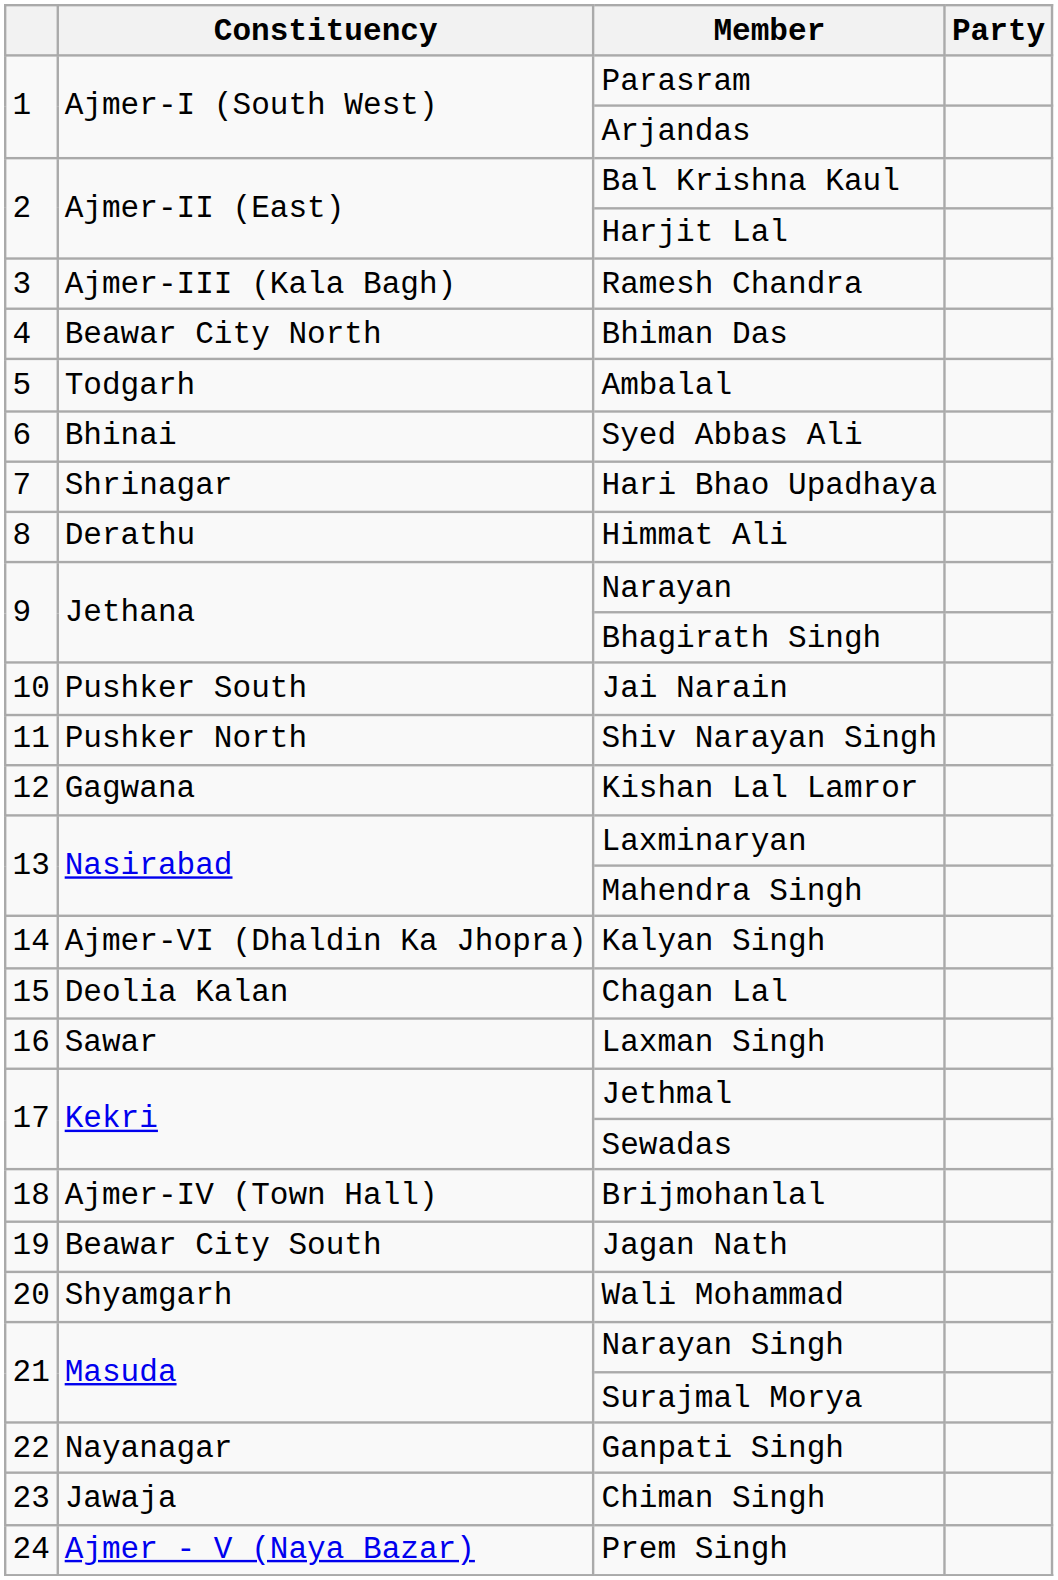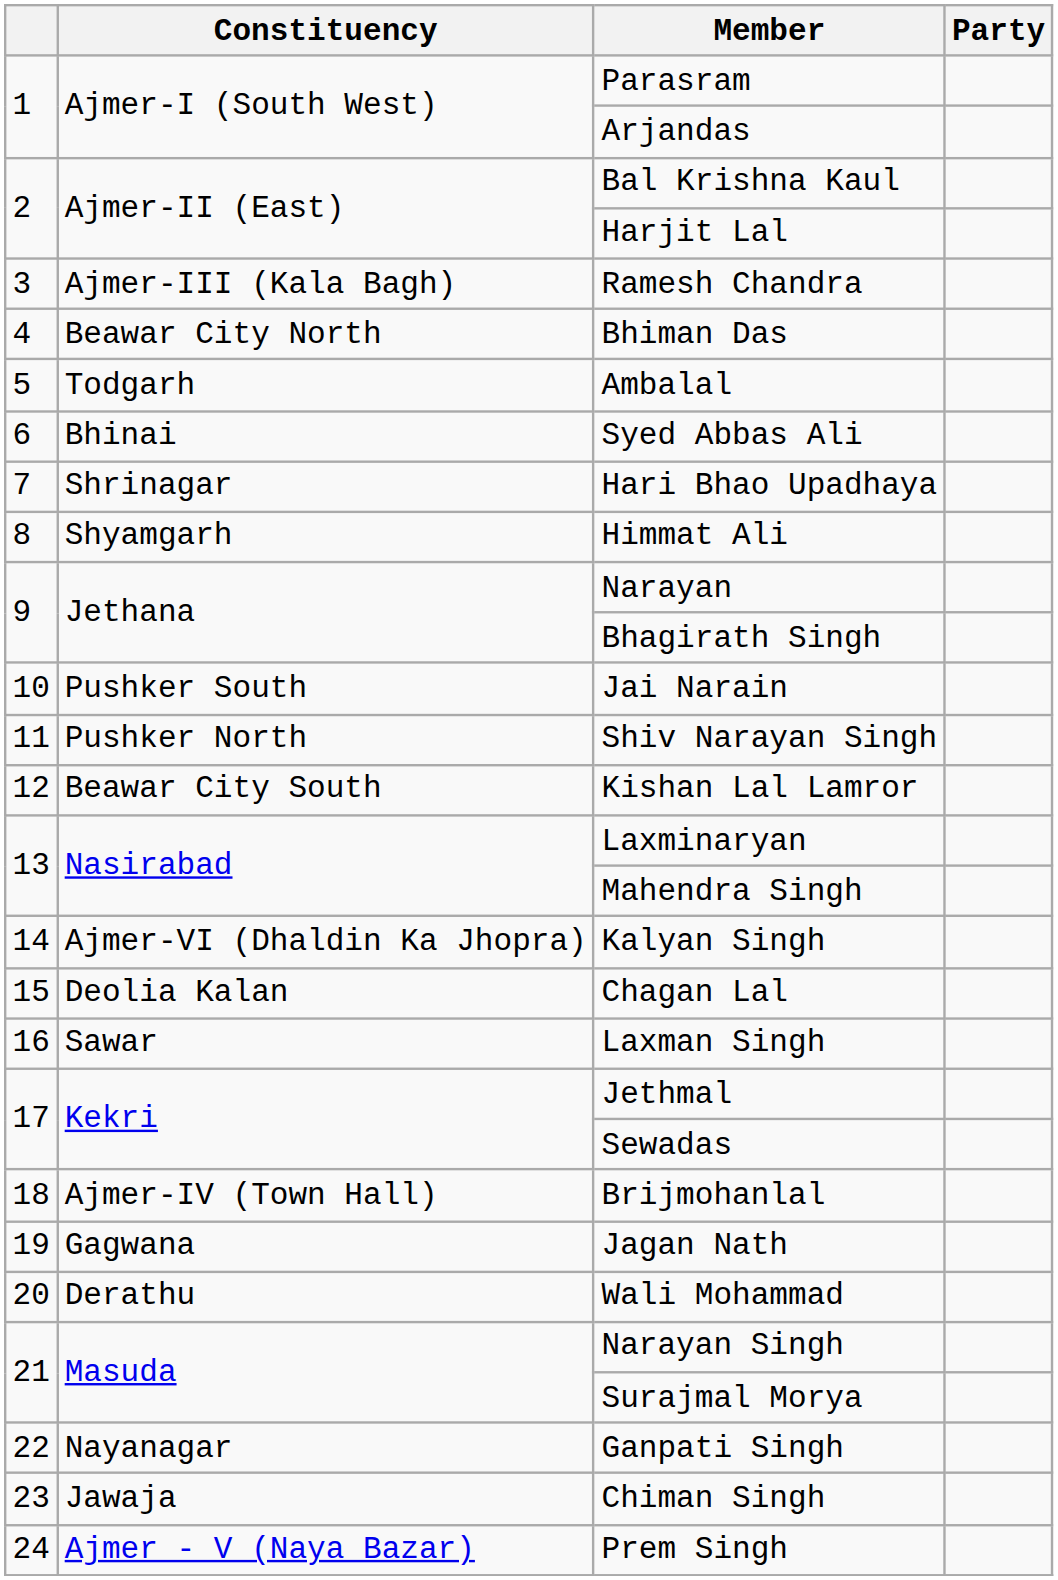(130, 537) Derathu -> (149, 537) Shyamgarh
(130, 790) Gagwana -> (223, 790) Beawar City South
(223, 1246) Beawar City South -> (130, 1246) Gagwana
(149, 1296) Shyamgarh -> (130, 1296) Derathu
